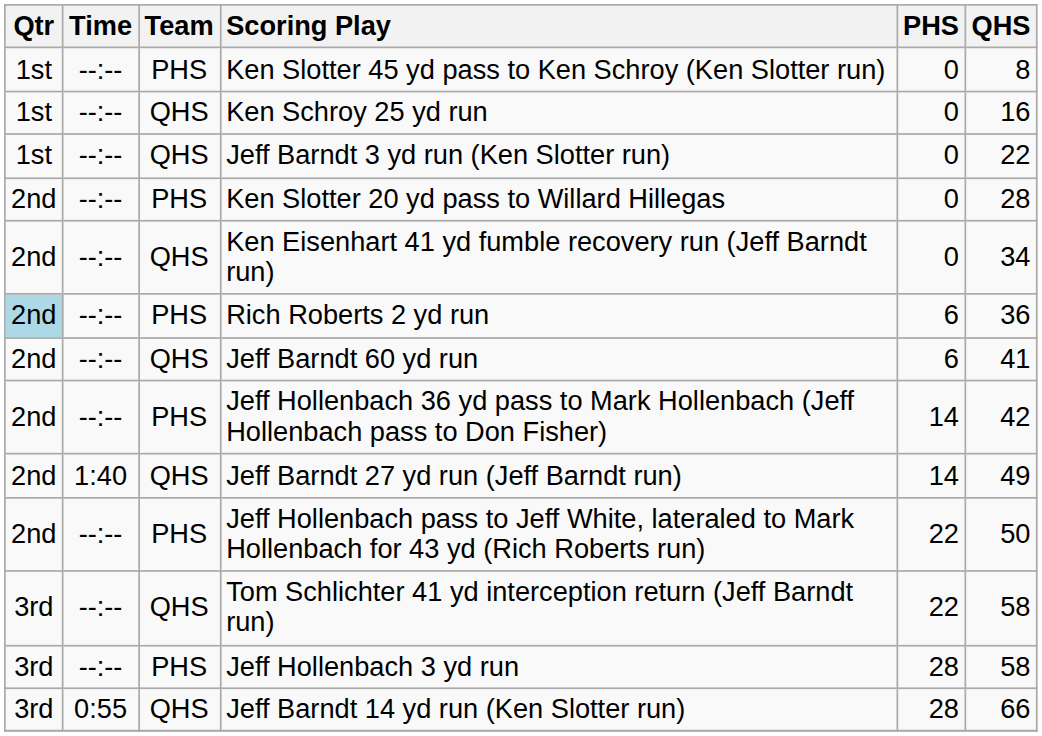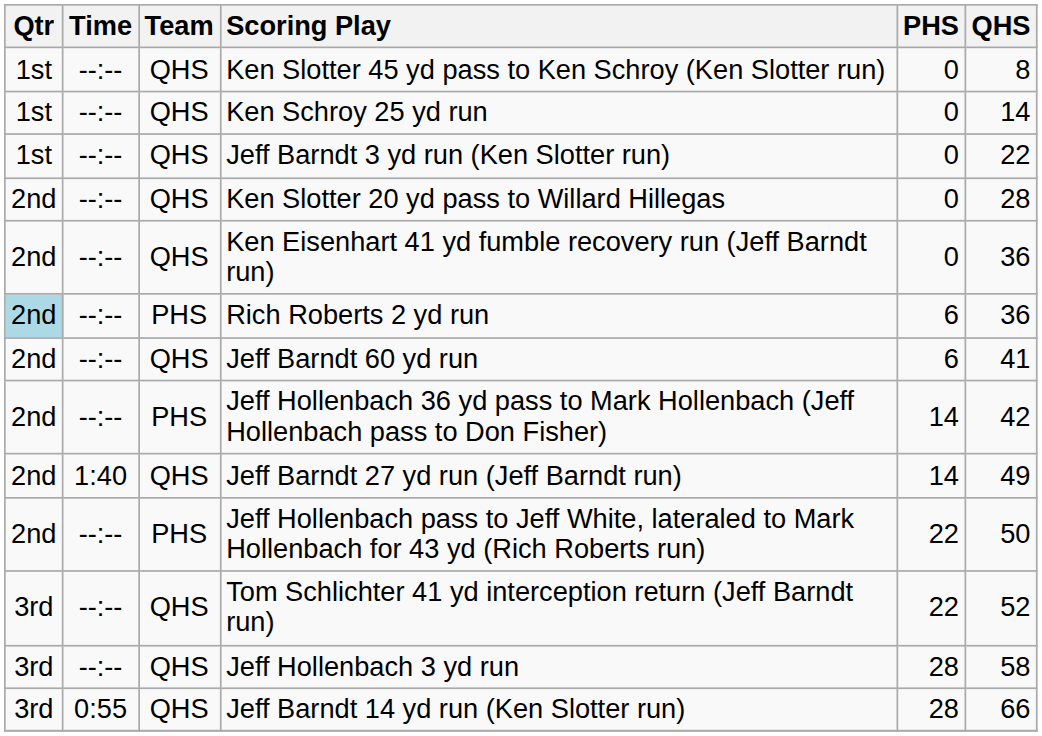(179, 69) PHS -> (179, 69) QHS
(1015, 112) 16 -> (1015, 112) 14
(179, 198) PHS -> (179, 198) QHS
(1015, 257) 34 -> (1015, 257) 36
(1015, 607) 58 -> (1015, 607) 52
(179, 666) PHS -> (179, 666) QHS
